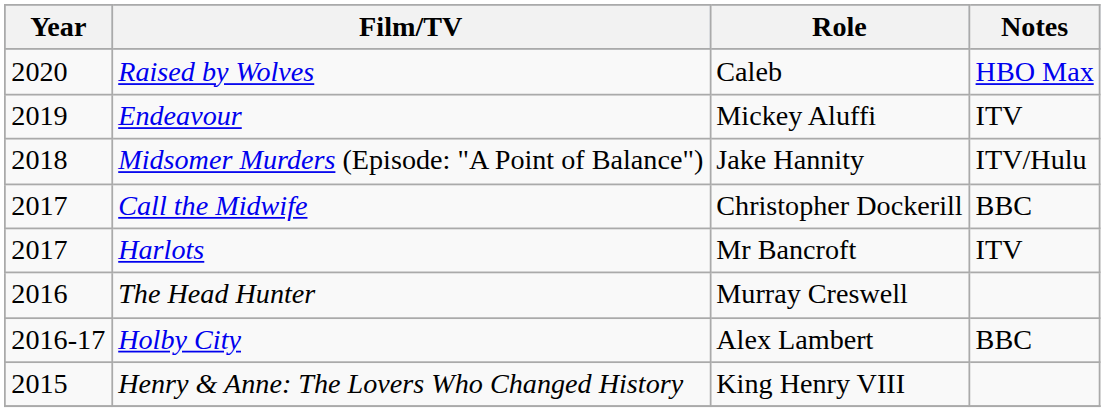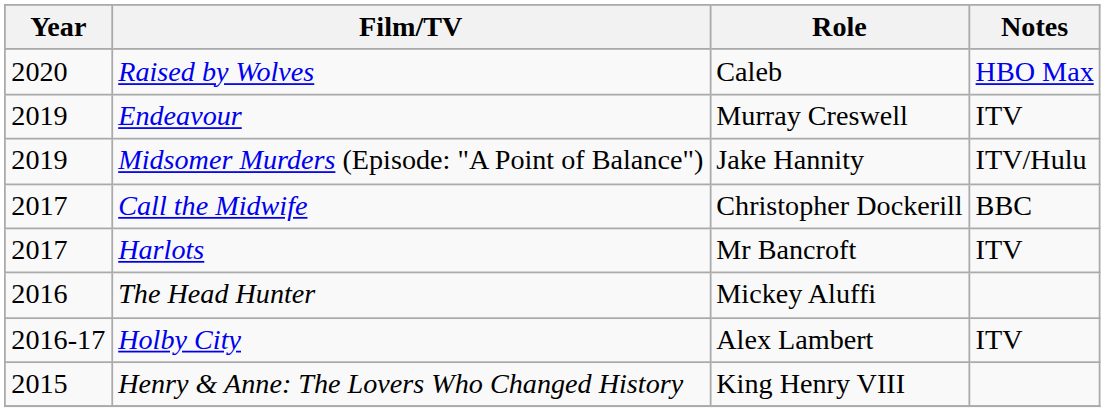(796, 116) Mickey Aluffi -> (812, 116) Murray Creswell
(40, 160) 2018 -> (40, 160) 2019
(812, 294) Murray Creswell -> (796, 294) Mickey Aluffi
(1004, 339) BBC -> (999, 339) ITV
